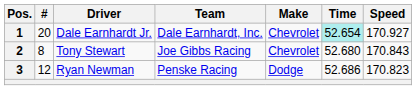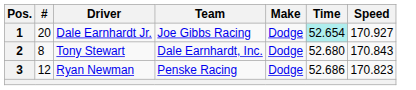(210, 33) Dale Earnhardt, Inc. -> (204, 33) Joe Gibbs Racing
(294, 33) Chevrolet -> (286, 33) Dodge
(204, 51) Joe Gibbs Racing -> (210, 51) Dale Earnhardt, Inc.
(294, 51) Chevrolet -> (286, 51) Dodge
